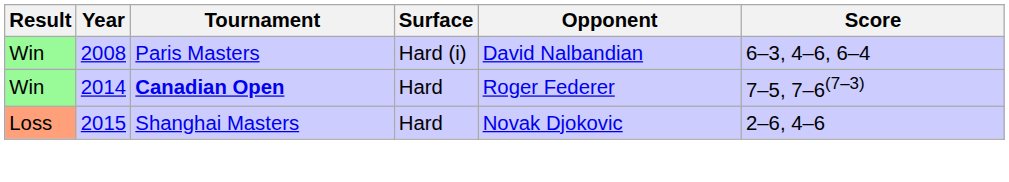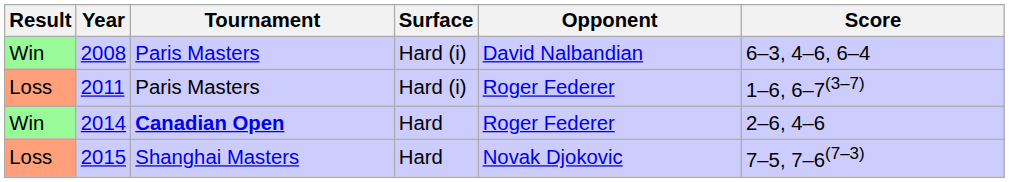+ row: (103, 87)
(805, 87) 7–5, 7–6(7–3) -> (786, 122) 2–6, 4–6
(786, 122) 2–6, 4–6 -> (805, 157) 7–5, 7–6(7–3)
